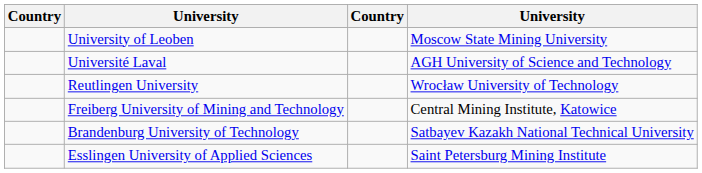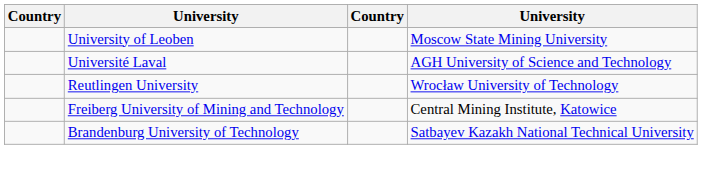- row: (190, 156)
